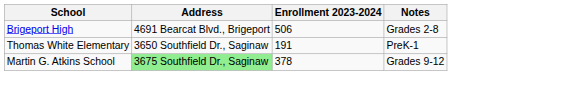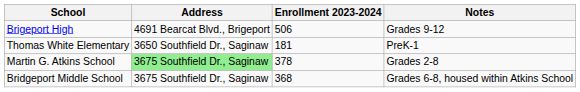(412, 29) Grades 2-8 -> (415, 29) Grades 9-12
(283, 45) 191 -> (283, 45) 181
(415, 62) Grades 9-12 -> (412, 62) Grades 2-8
+ row: (65, 78)
